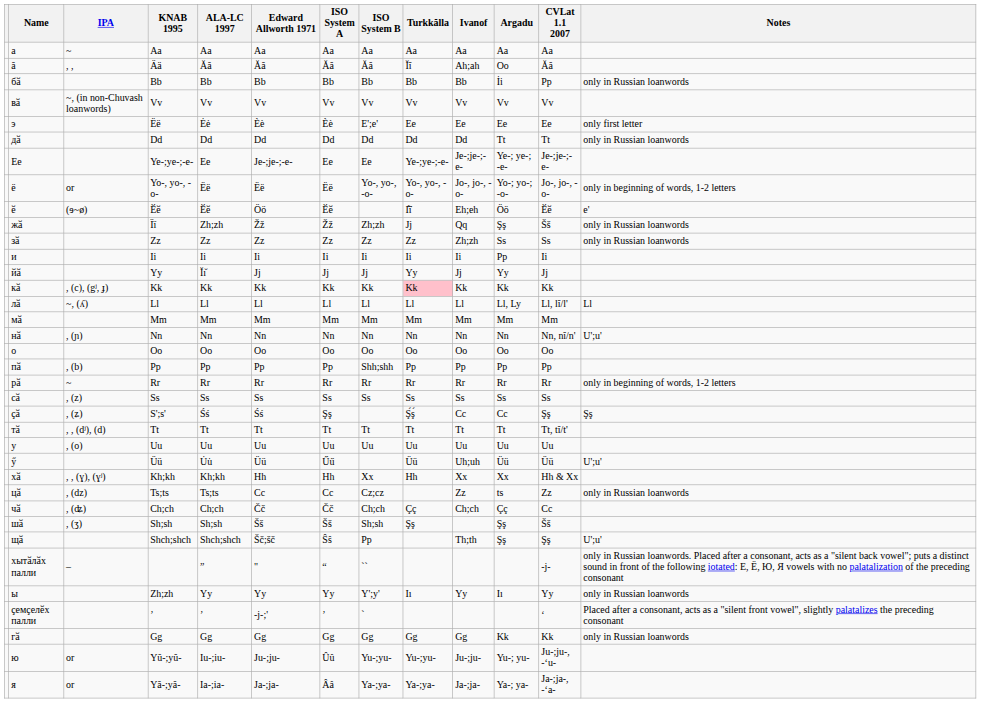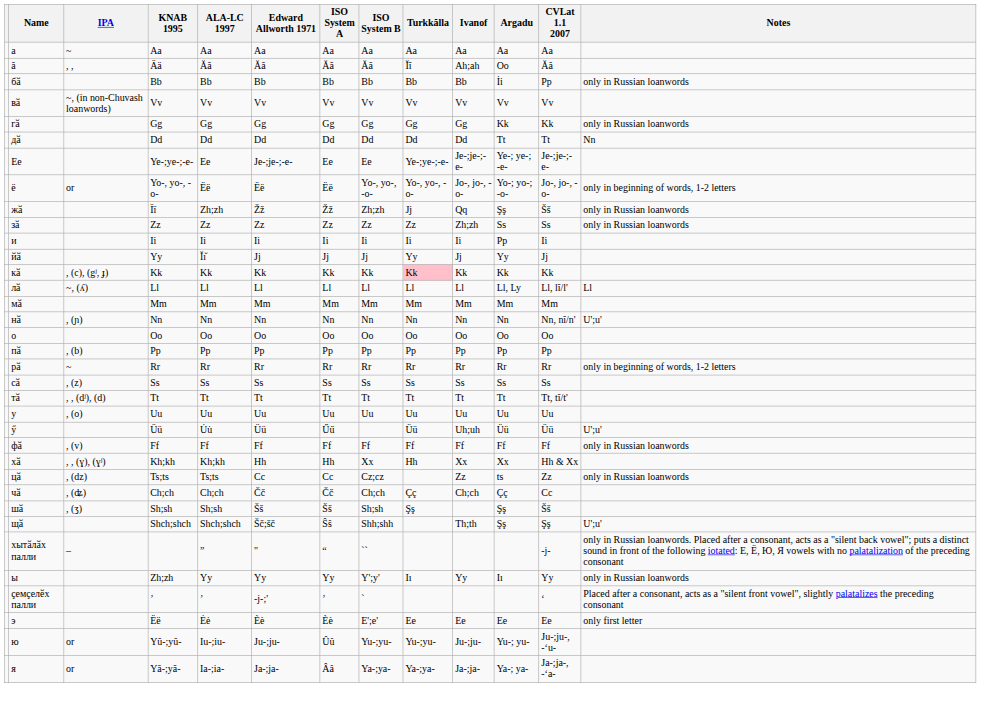rows swapped: (15, 636) <-> (13, 124)
(636, 140) only in Russian loanwords -> (589, 140) Nn
- row: (13, 209)
(377, 367) Shh;shh -> (367, 351) Pp
- row: (16, 414)
+ row: (17, 445)
(367, 540) Pp -> (377, 524) Shh;shh
